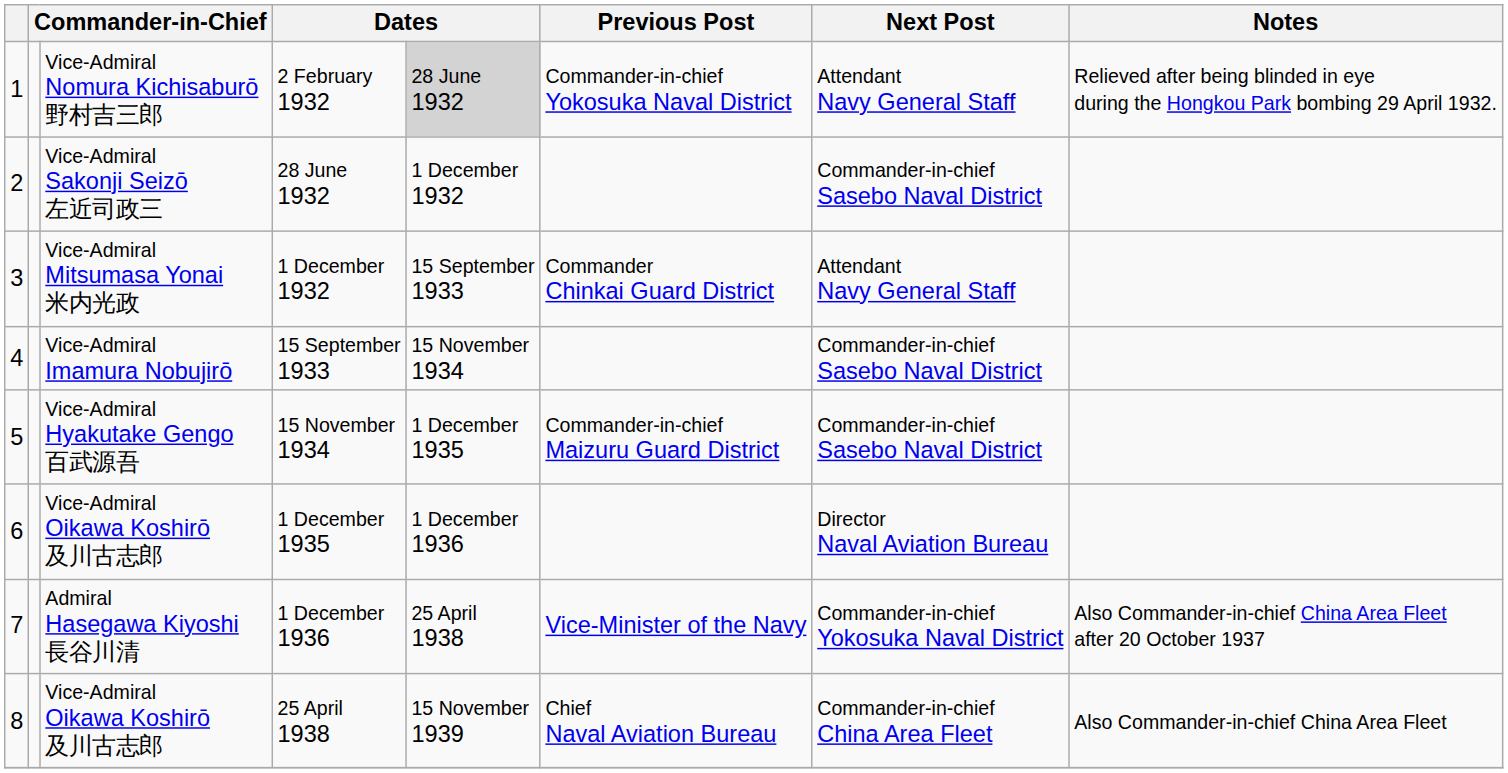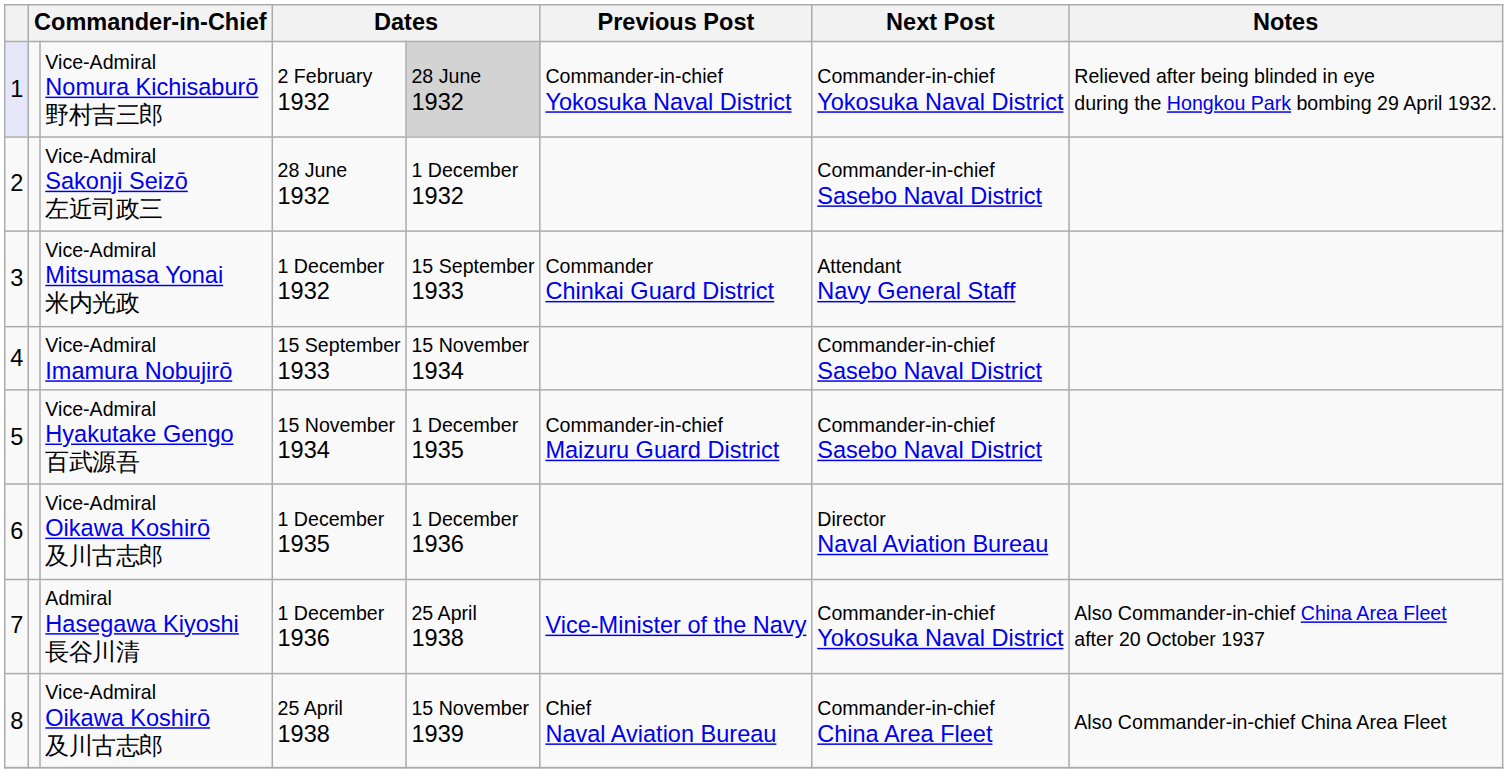(17, 89) no background -> (17, 89) lavender background
(916, 90) Attendant Navy General Staff -> (940, 90) Commander-in-chief Yokosuka Naval District
